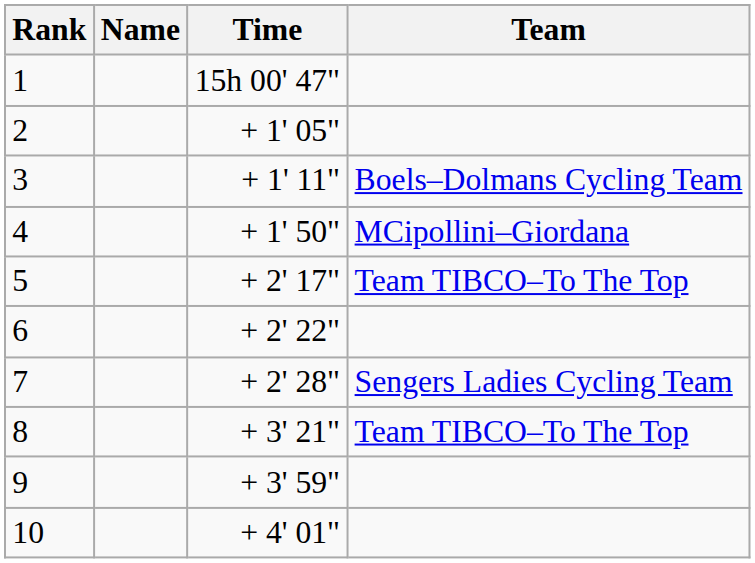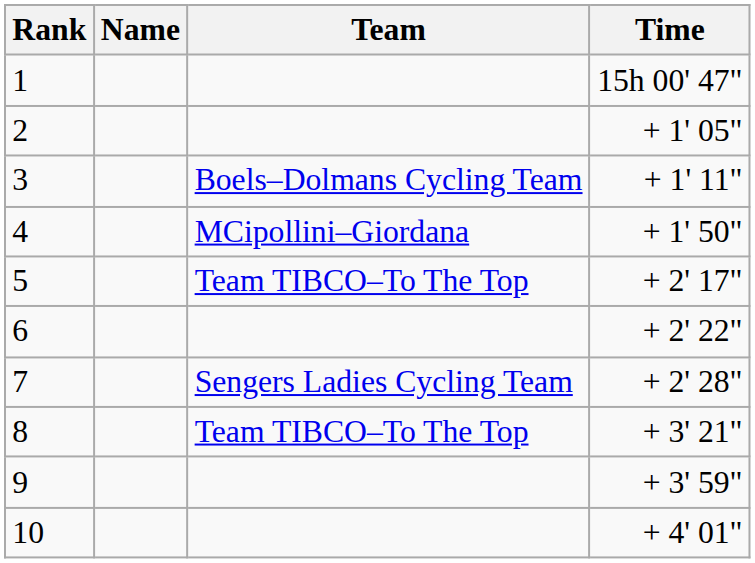columns swapped: (549, 29) <-> (267, 29)
